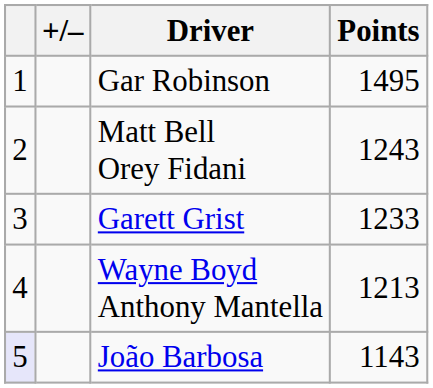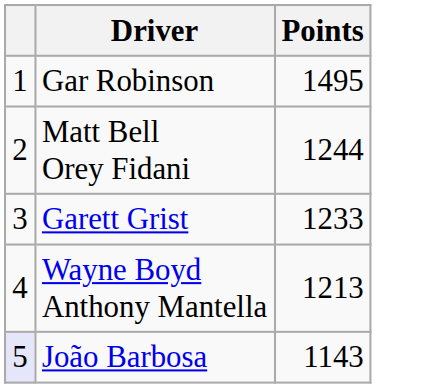- column: (63, 30)
(389, 150) 1243 -> (333, 150) 1244
